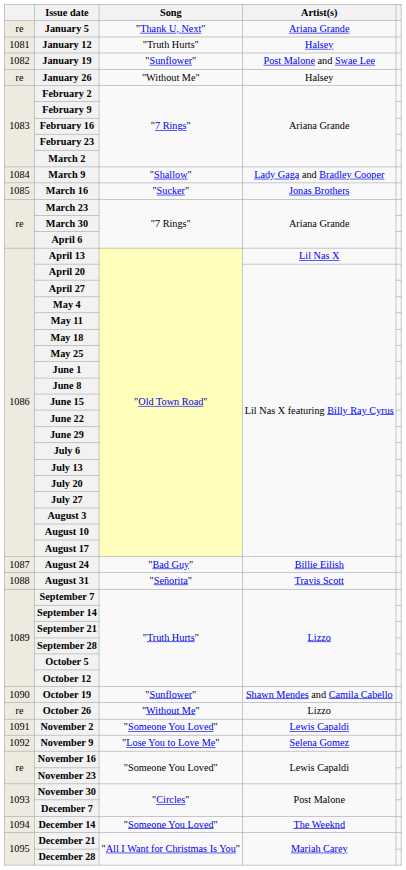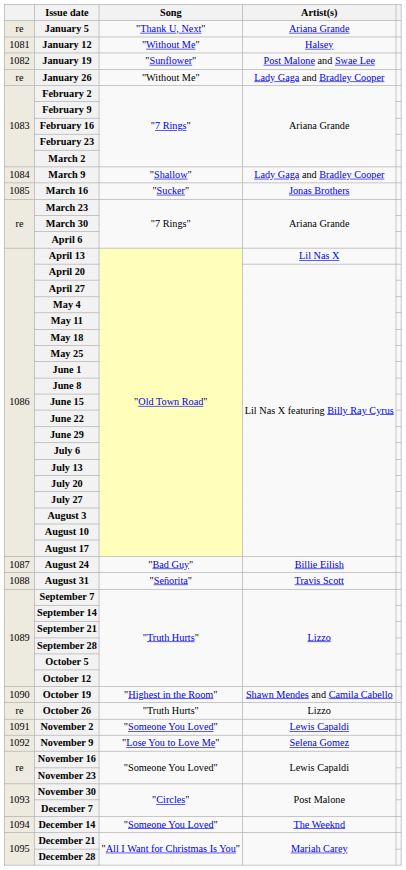(171, 45) "Truth Hurts" -> (171, 45) "Without Me"
(319, 77) Halsey -> (319, 77) Lady Gaga and Bradley Cooper
(171, 694) "Sunflower" -> (171, 694) "Highest in the Room"
(171, 710) "Without Me" -> (171, 710) "Truth Hurts"
